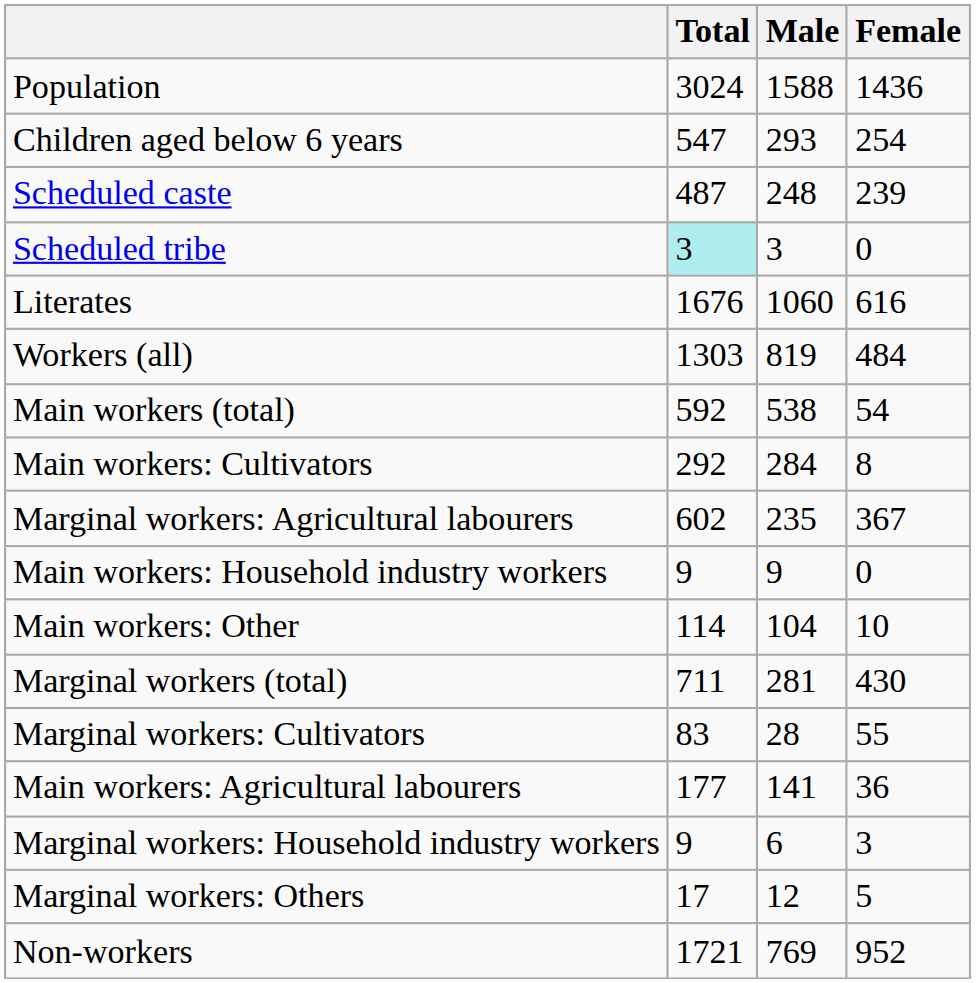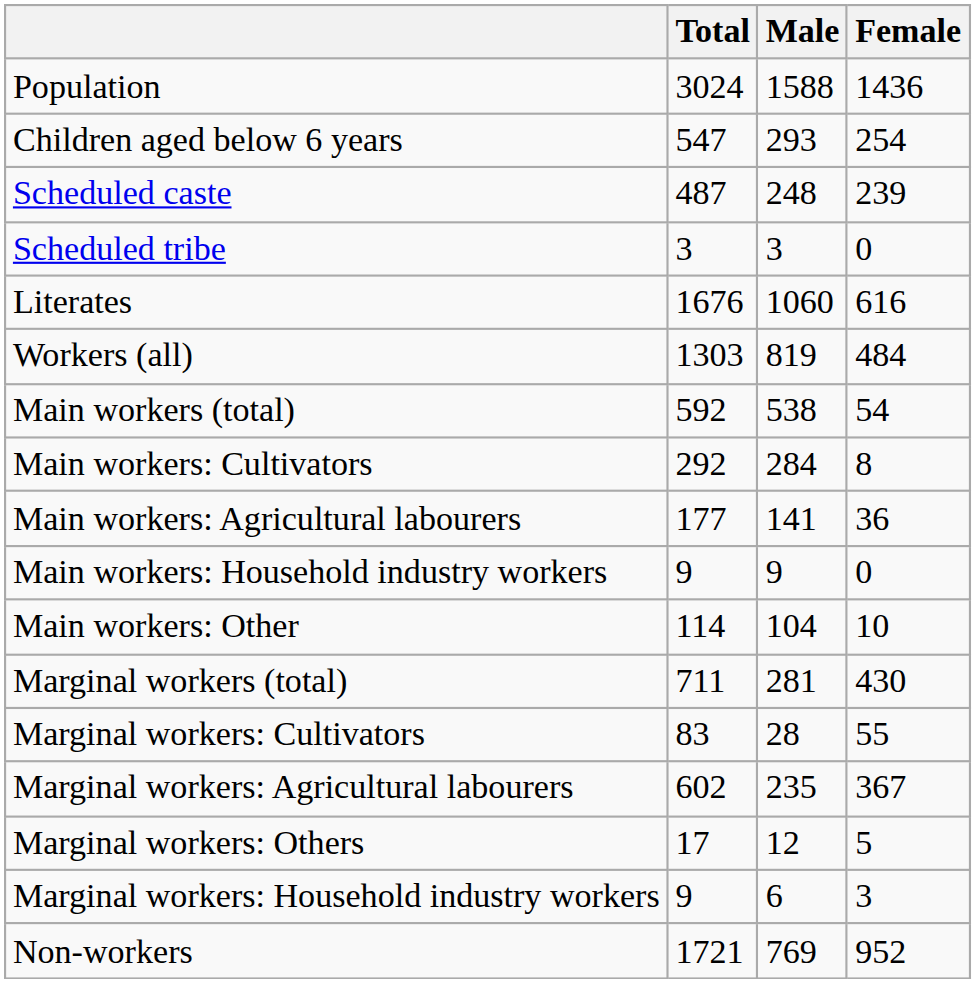(684, 247) paleturquoise background -> (684, 247) no background
rows swapped: (267, 788) <-> (293, 517)
rows swapped: (336, 842) <-> (189, 896)
